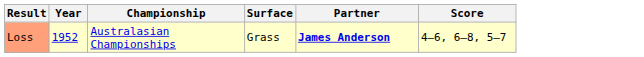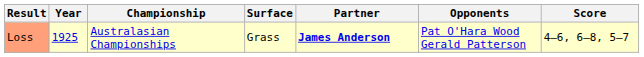+ column: (480, 13)
(65, 37) 1952 -> (65, 37) 1925
